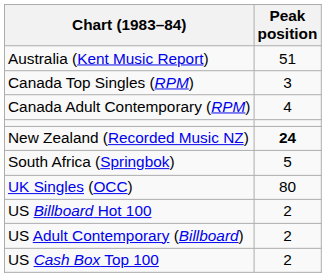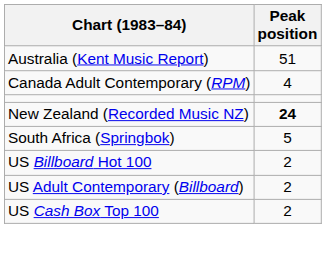- row: (101, 82)
- row: (70, 187)
